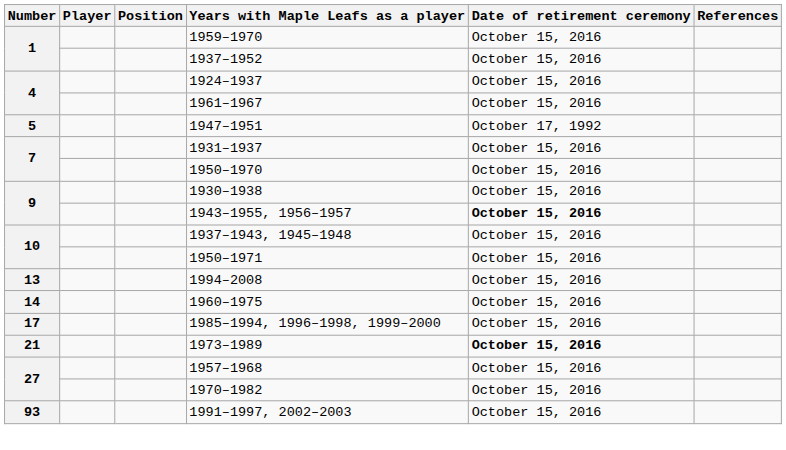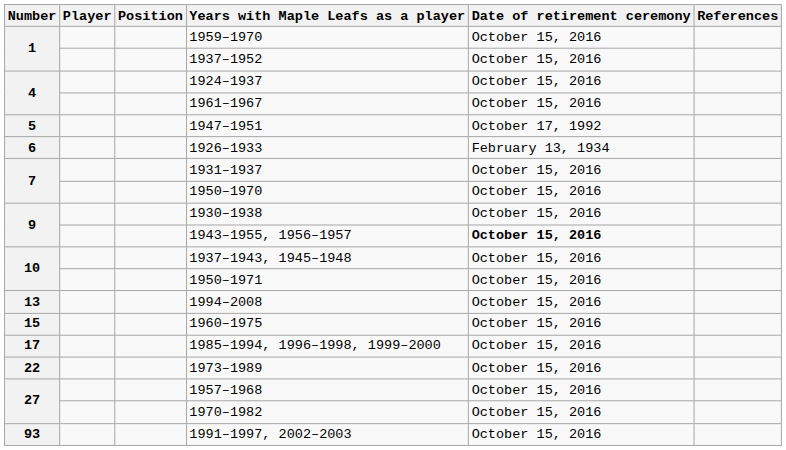+ row: (226, 148)
(32, 302) 14 -> (32, 324) 15
(32, 346) 21 -> (32, 368) 22
(537, 346) bold -> (537, 368) normal
